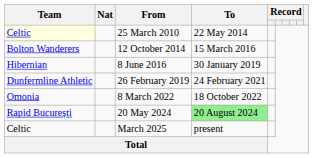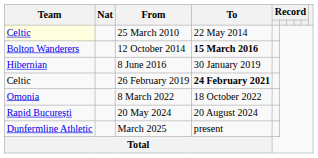(225, 49) normal -> (226, 49) bold
(50, 81) Dunfermline Athletic -> (19, 81) Celtic
(230, 81) normal -> (232, 81) bold
(226, 113) lightgreen background -> (226, 113) no background
(19, 129) Celtic -> (50, 129) Dunfermline Athletic
